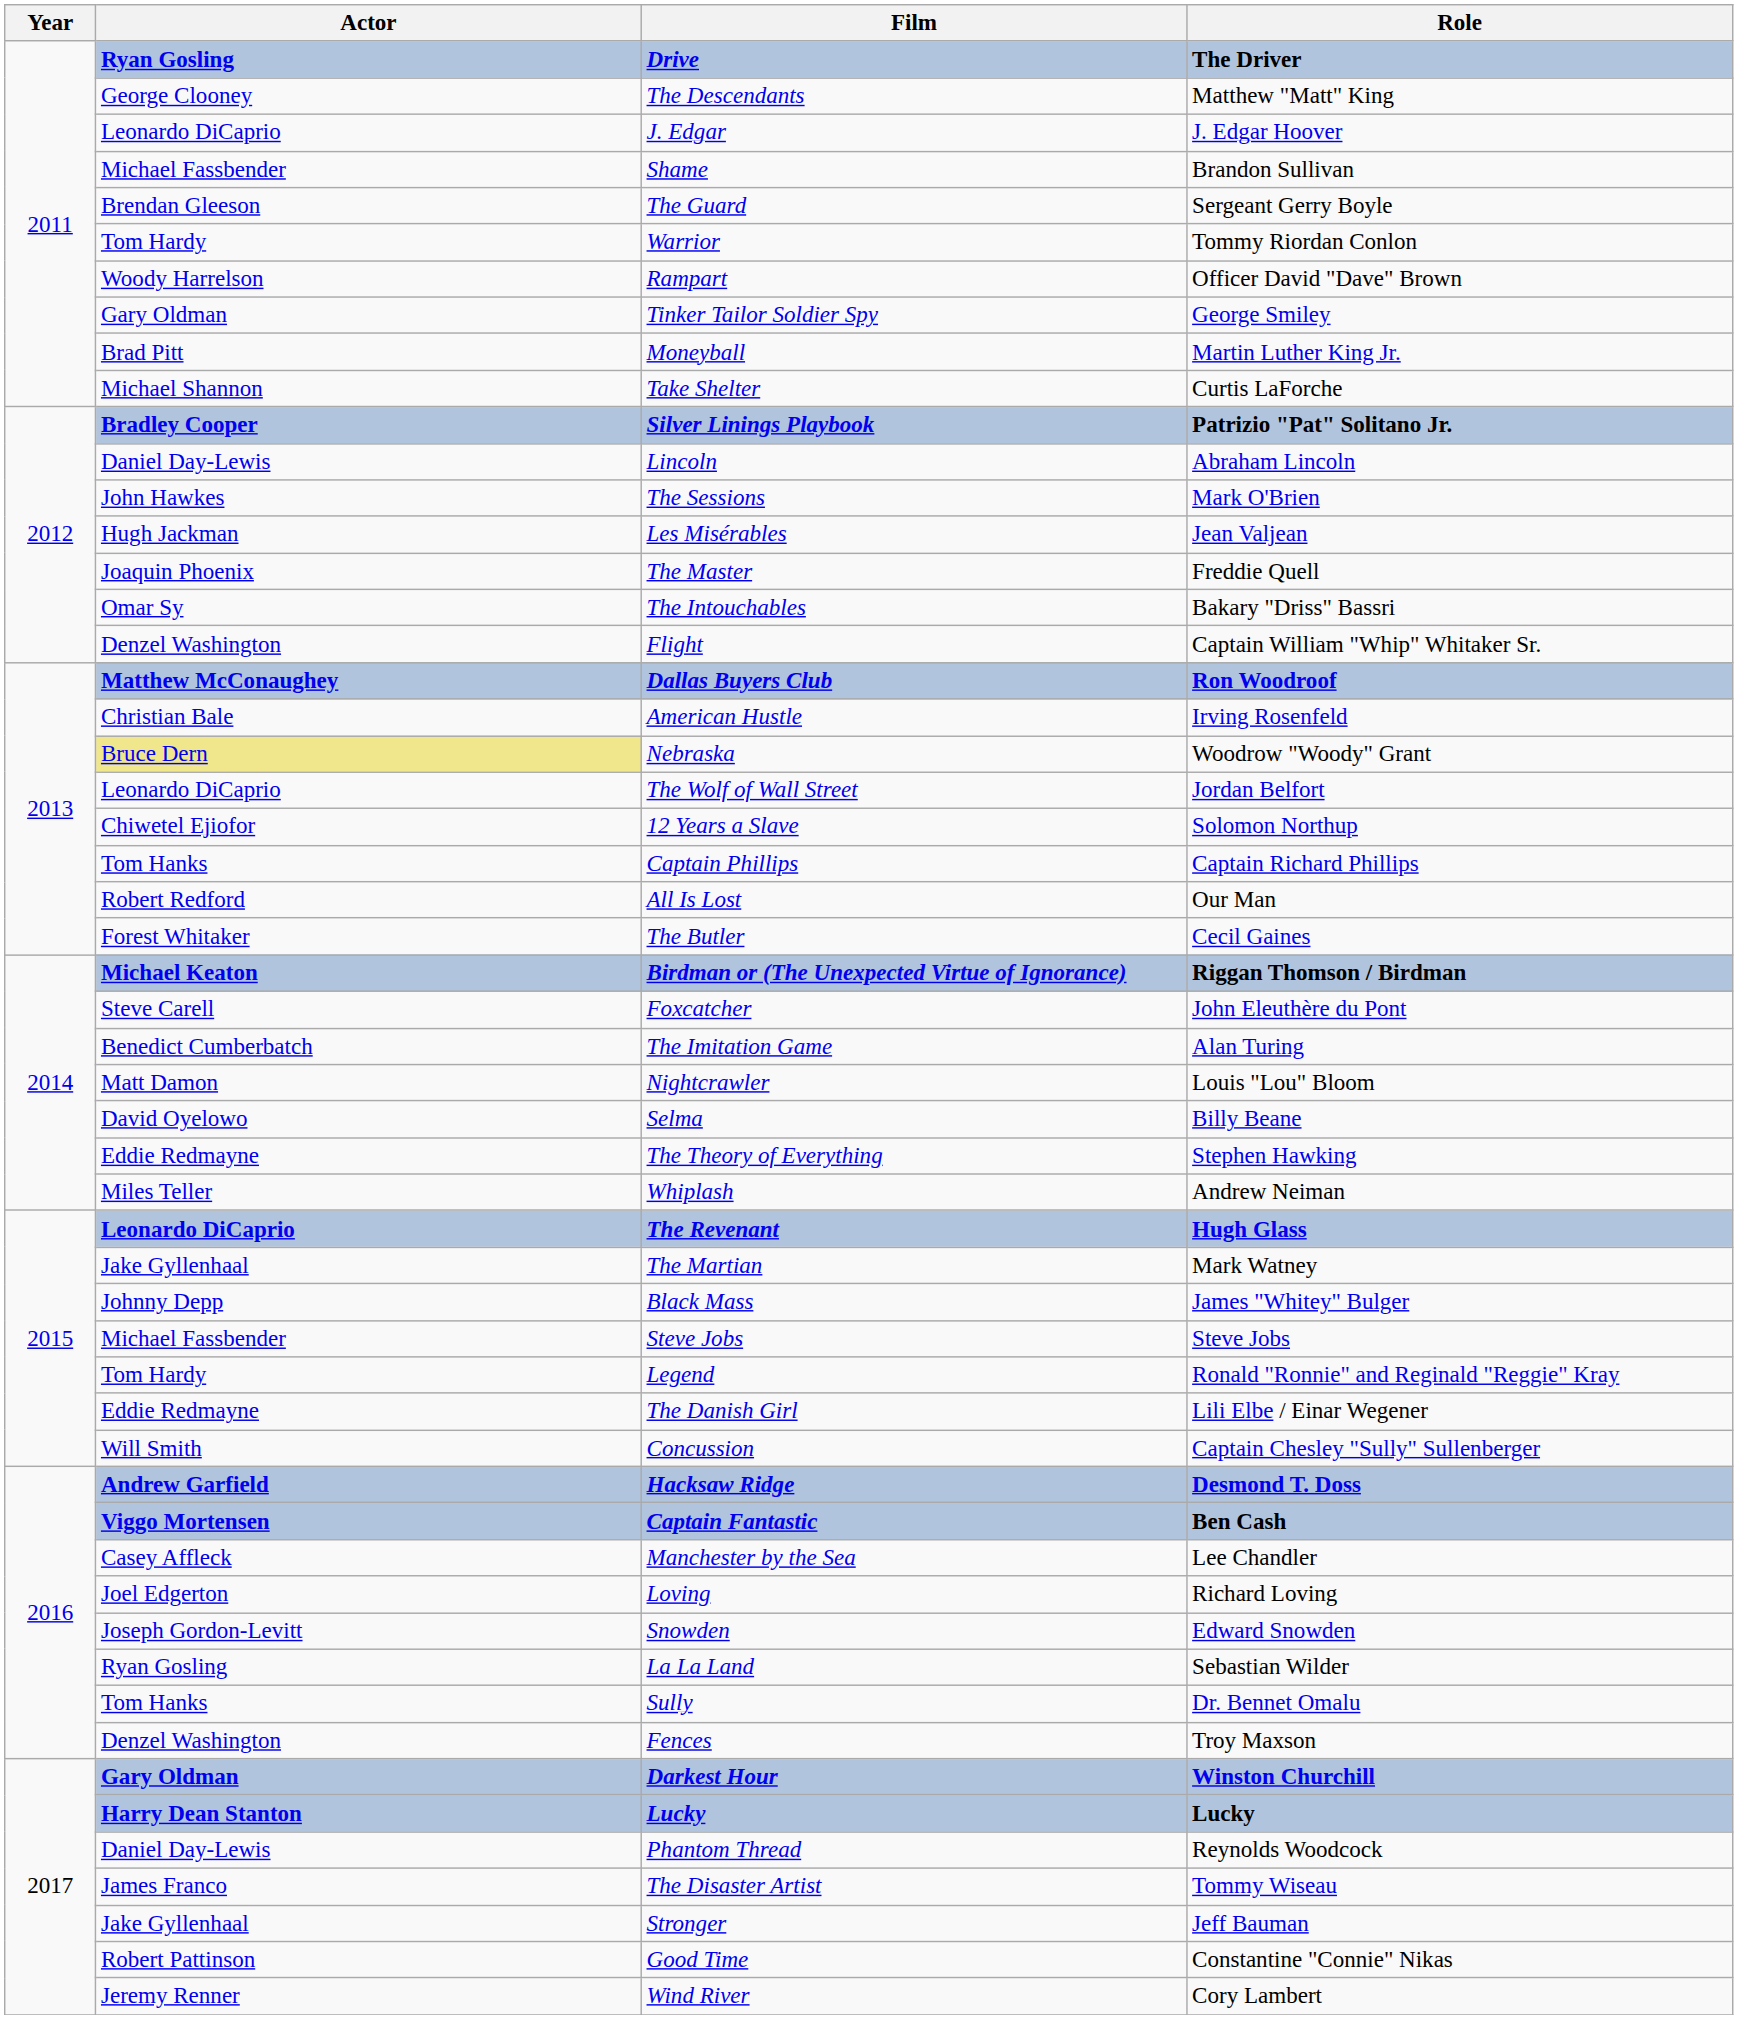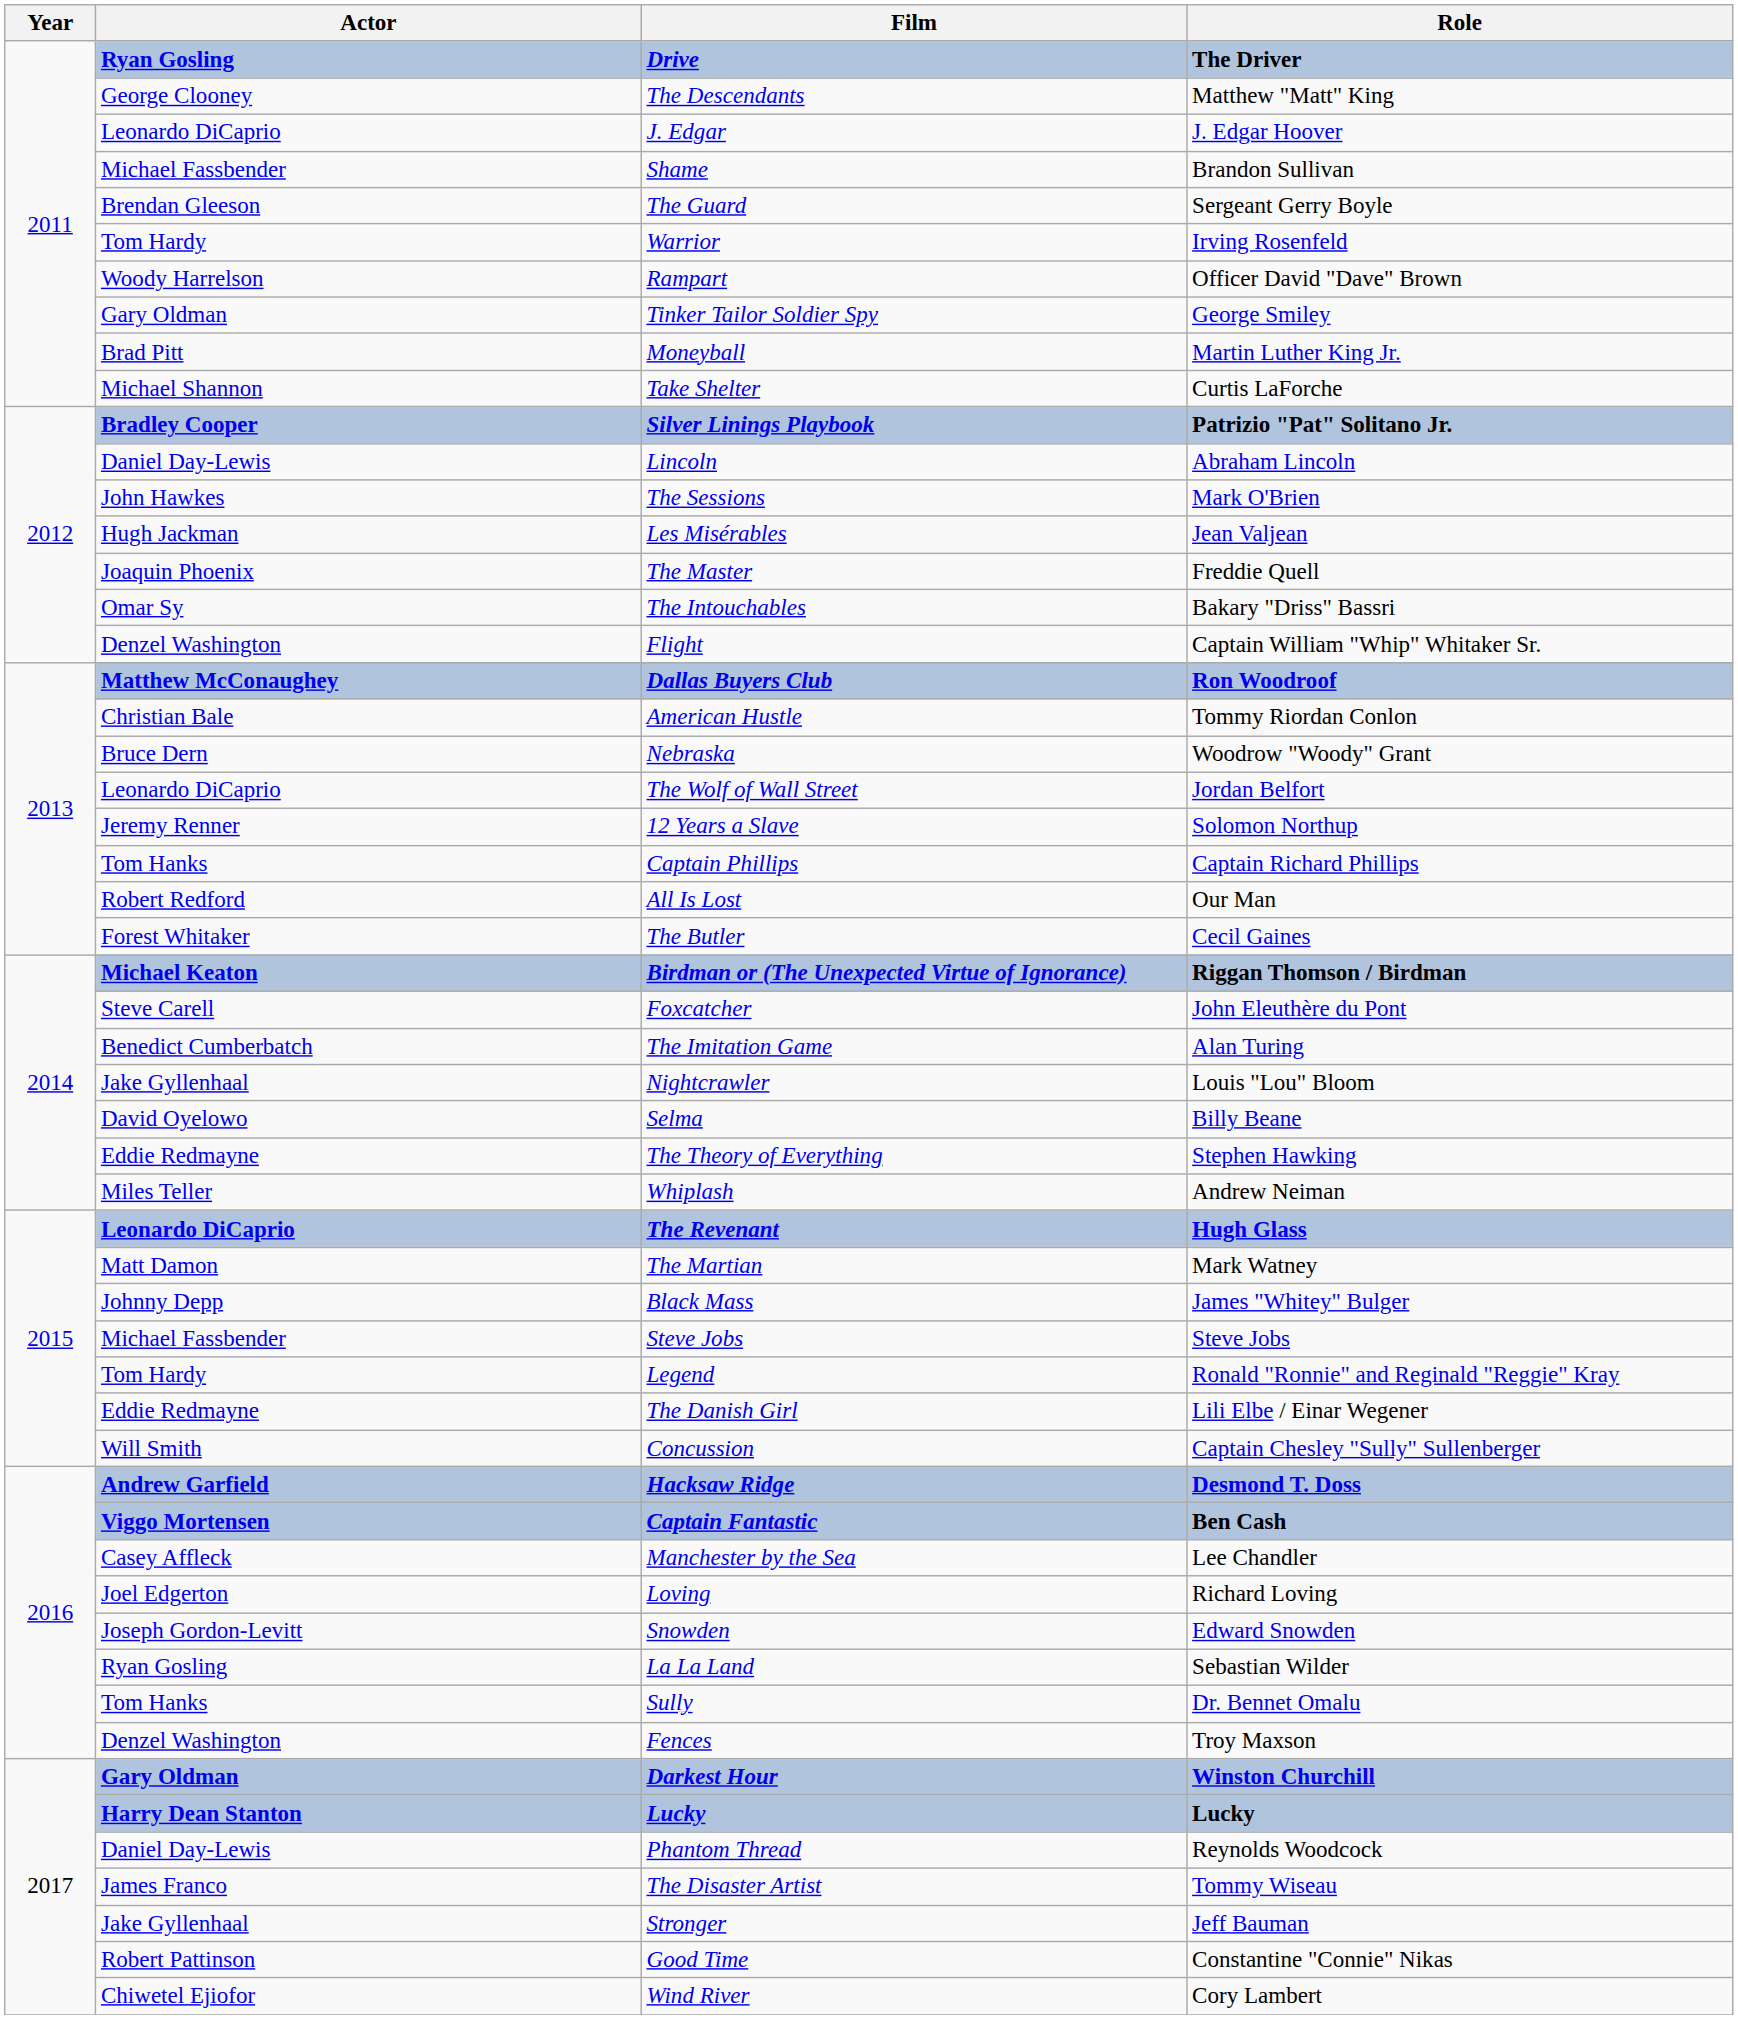(1305, 242) Tommy Riordan Conlon -> (1270, 242) Irving Rosenfeld
(1270, 717) Irving Rosenfeld -> (1305, 717) Tommy Riordan Conlon
(154, 753) khaki background -> (154, 753) no background
(178, 826) Chiwetel Ejiofor -> (170, 826) Jeremy Renner
(160, 1082) Matt Damon -> (175, 1082) Jake Gyllenhaal
(175, 1265) Jake Gyllenhaal -> (160, 1265) Matt Damon
(170, 1995) Jeremy Renner -> (178, 1995) Chiwetel Ejiofor
